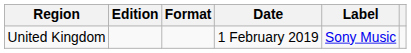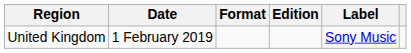columns swapped: (268, 15) <-> (135, 15)
